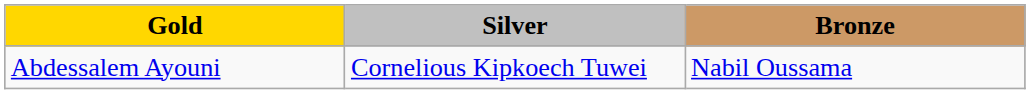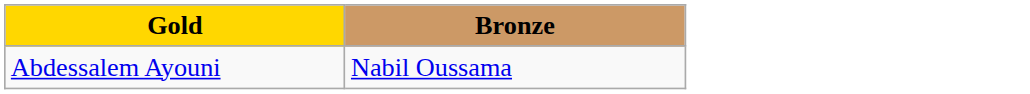- column: (515, 25)
